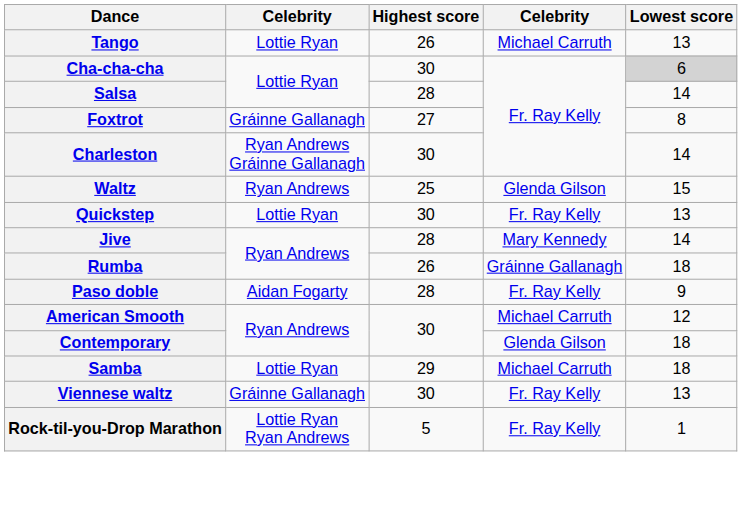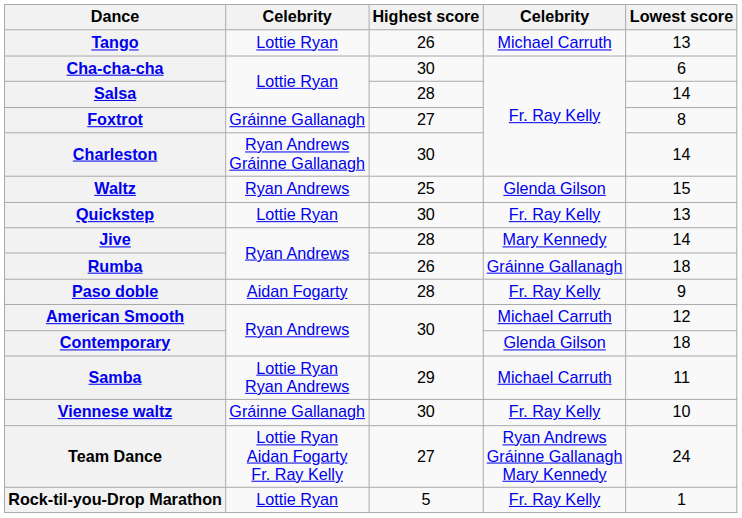(682, 68) lightgrey background -> (682, 68) no background
(297, 368) Lottie Ryan -> (297, 377) Lottie Ryan Ryan Andrews
(682, 368) 18 -> (682, 377) 11
(682, 394) 13 -> (682, 412) 10
+ row: (115, 456)
(297, 429) Lottie Ryan Ryan Andrews -> (297, 500) Lottie Ryan
